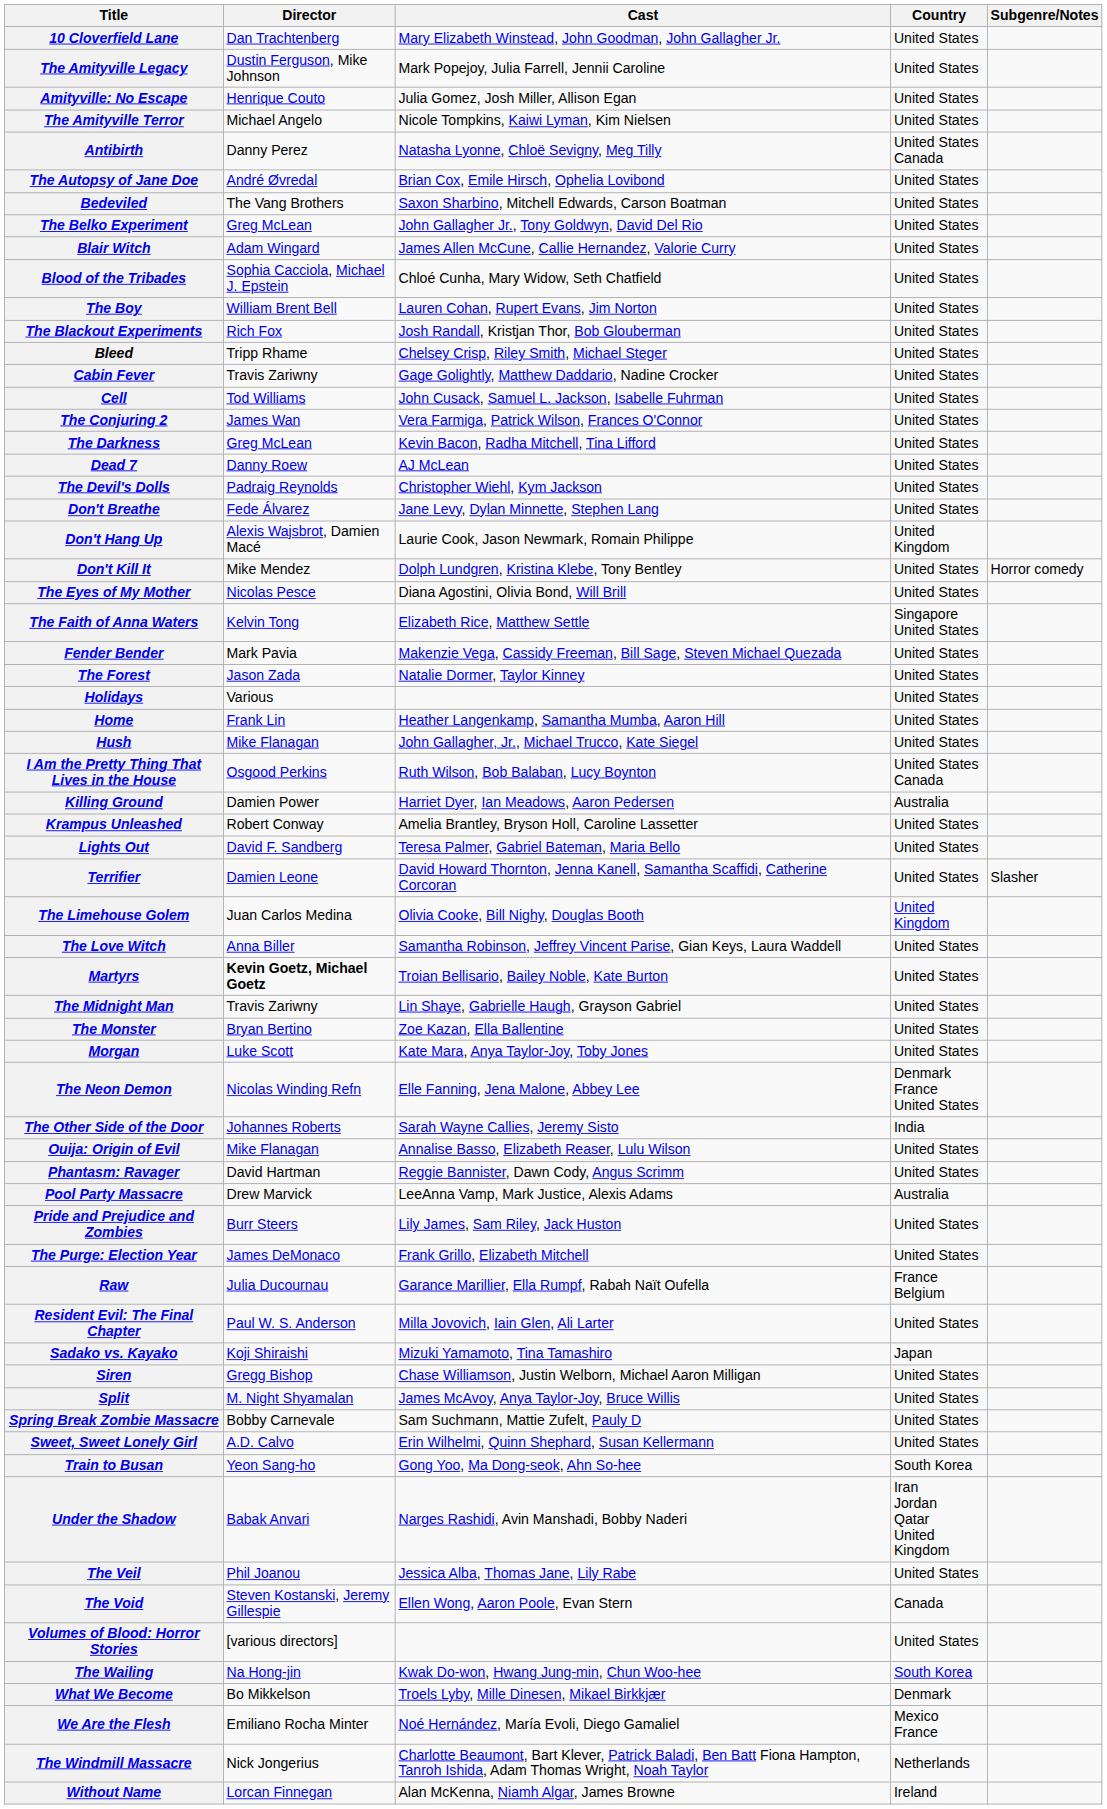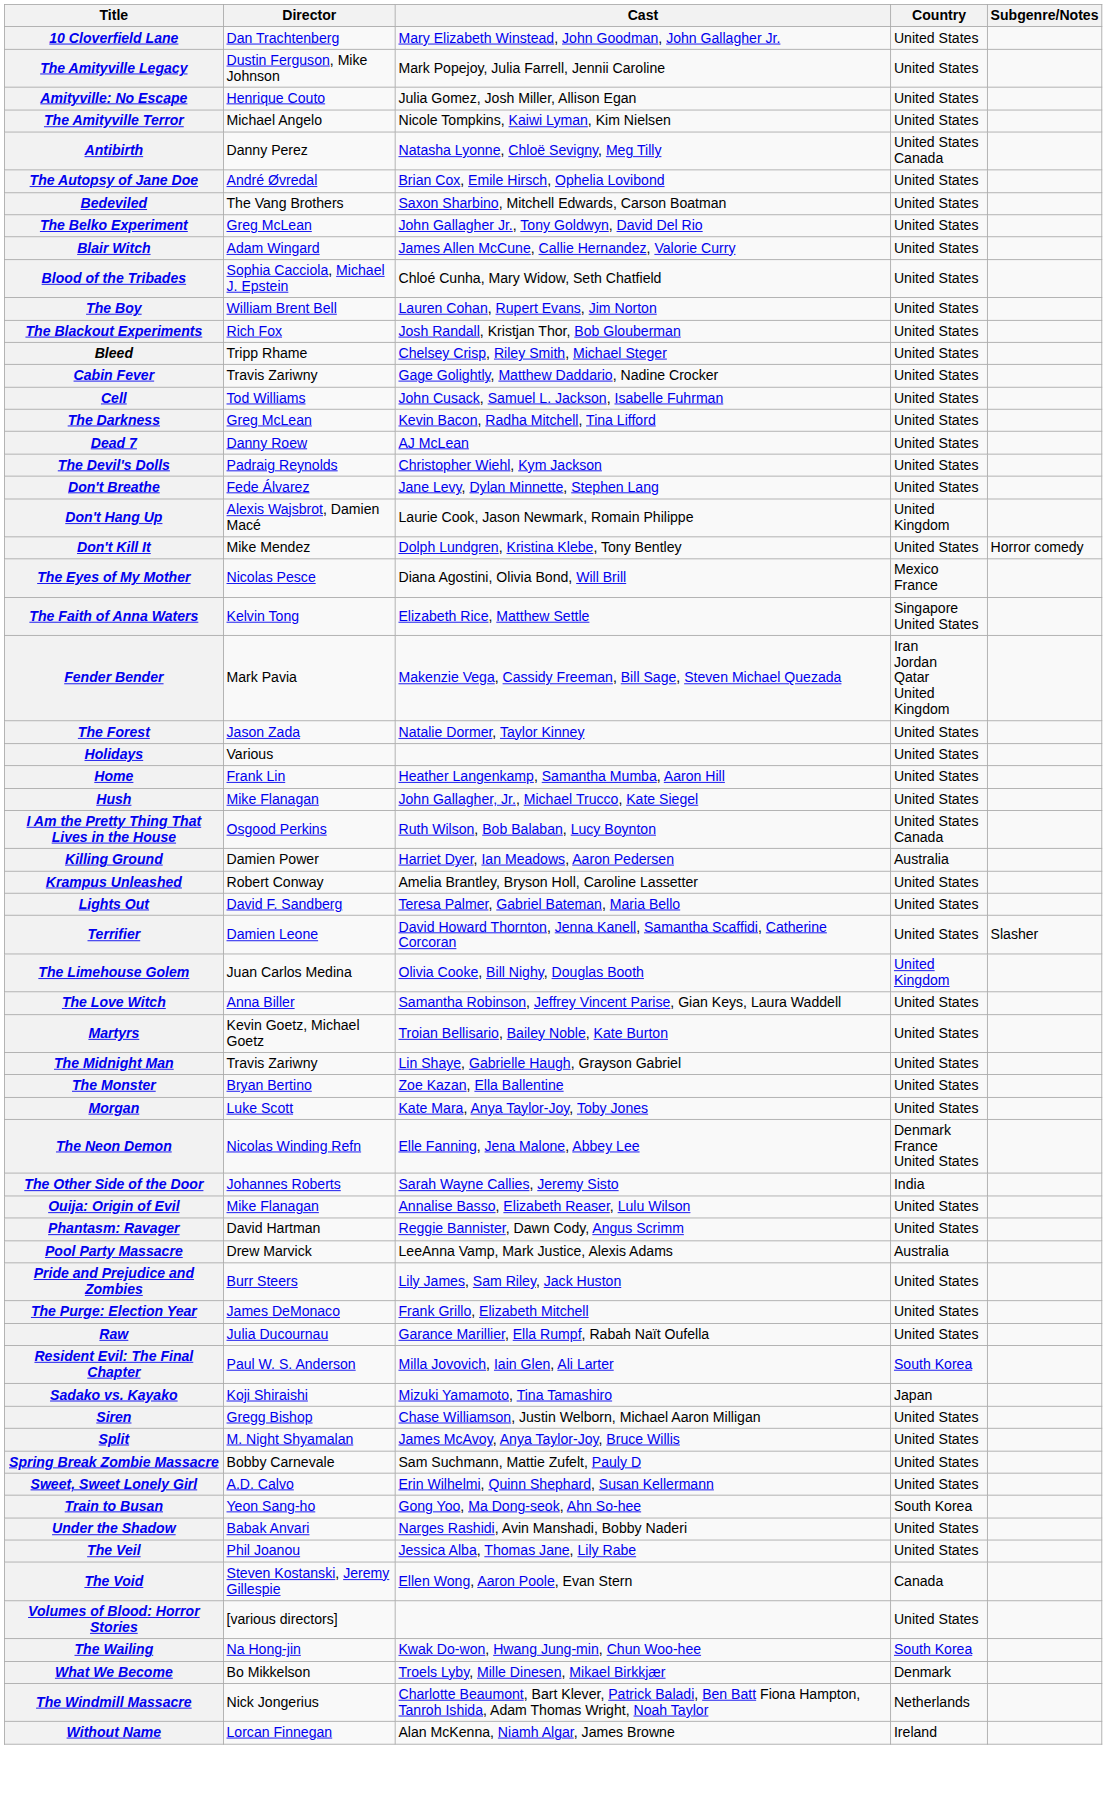- row: (114, 420)
(936, 592) United States -> (916, 578) Mexico France
(936, 653) United States -> (922, 678) Iran Jordan Qatar United Kingdom
(297, 976) bold -> (293, 1033) normal
(919, 1285) France Belgium -> (936, 1334) United States
(936, 1323) United States -> (933, 1364) South Korea
(922, 1519) Iran Jordan Qatar United Kingdom -> (936, 1528) United States
- row: (114, 1724)
